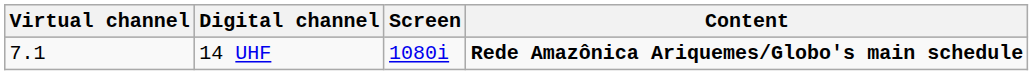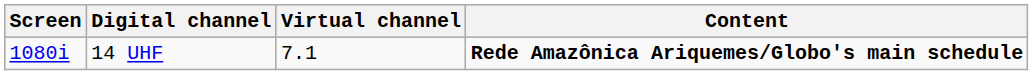columns swapped: (100, 21) <-> (425, 21)
